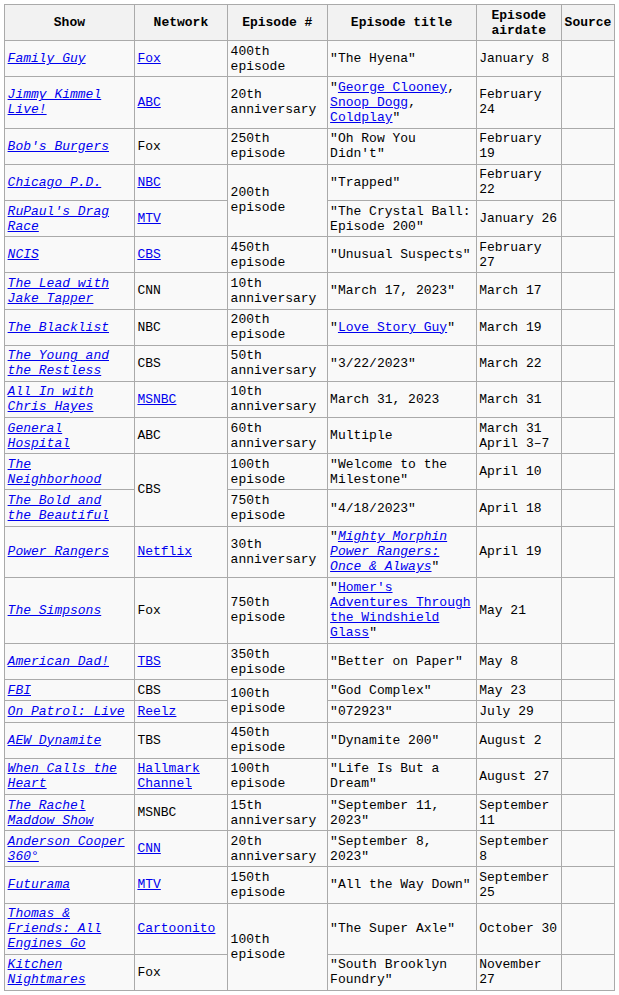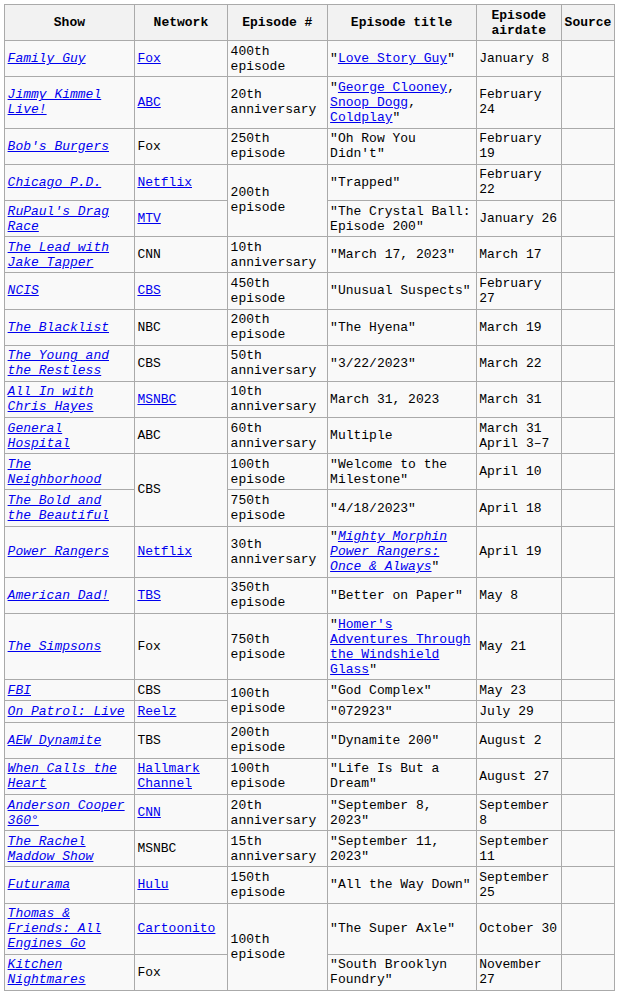(373, 59) "The Hyena" -> (393, 59) "Love Story Guy"
(149, 182) NBC -> (165, 182) Netflix
rows swapped: (23, 255) <-> (58, 291)
(393, 327) "Love Story Guy" -> (373, 327) "The Hyena"
rows swapped: (58, 662) <-> (54, 610)
(258, 740) 450th episode -> (258, 740) 200th episode
rows swapped: (66, 849) <-> (51, 813)
(149, 885) MTV -> (153, 885) Hulu
